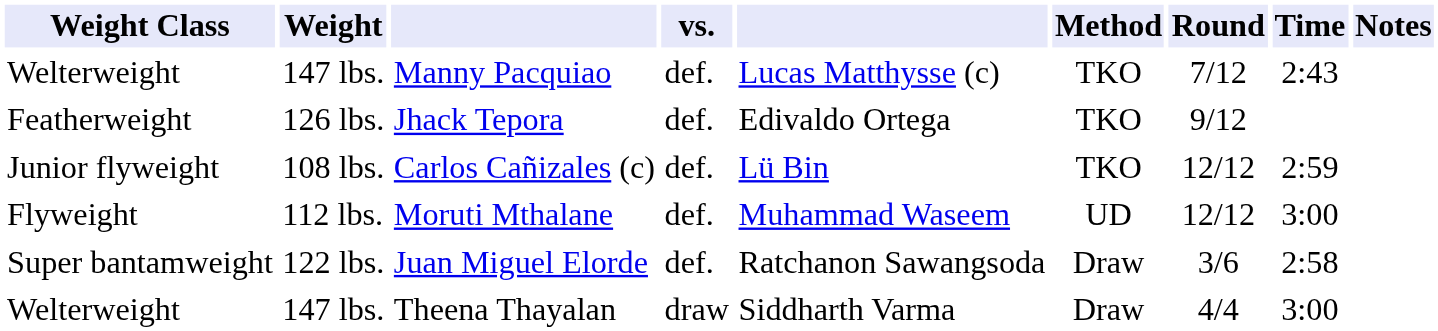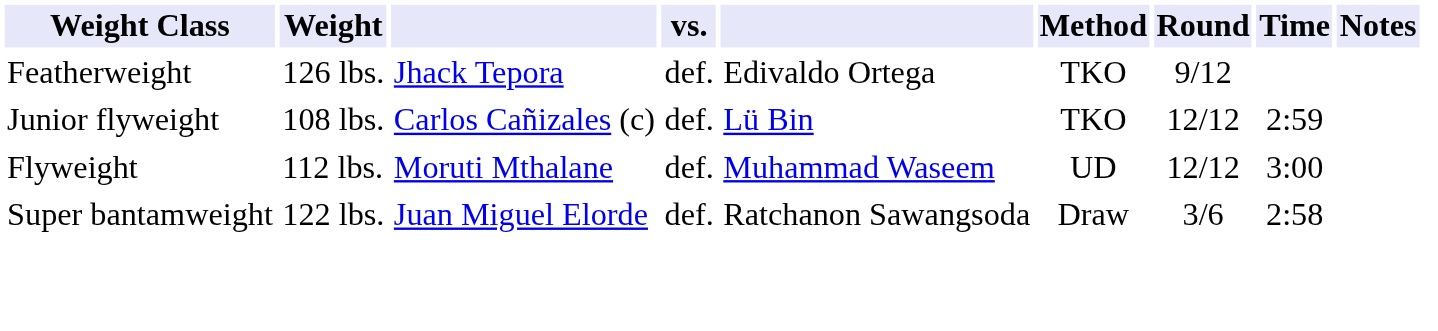- row: (503, 72)
- row: (505, 309)
